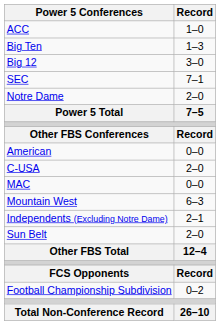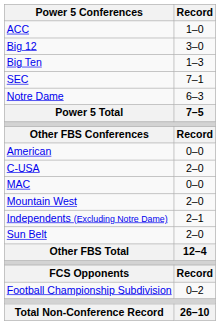rows swapped: (24, 46) <-> (22, 63)
(195, 96) 2–0 -> (195, 96) 6–3
(195, 201) 6–3 -> (195, 201) 2–0
